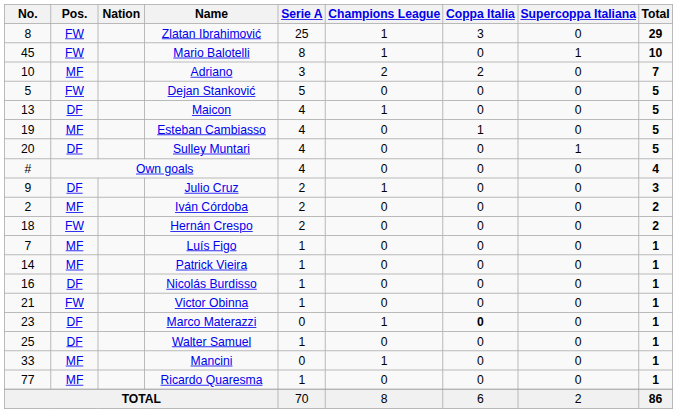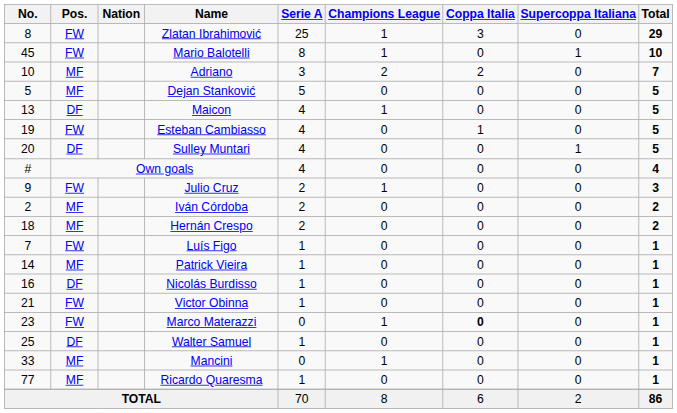(75, 91) FW -> (75, 91) MF
(75, 130) MF -> (75, 130) FW
(75, 187) DF -> (75, 187) FW
(75, 226) FW -> (75, 226) MF
(75, 245) MF -> (75, 245) FW
(75, 322) DF -> (75, 322) FW
